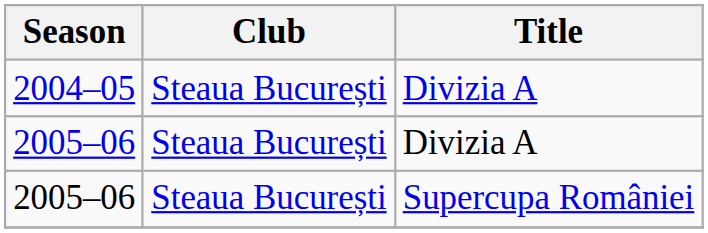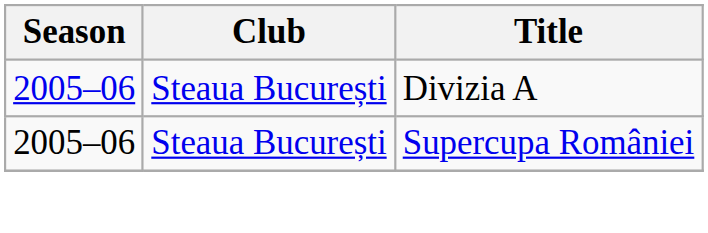- row: (74, 87)
